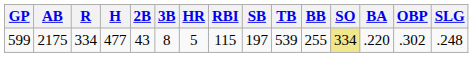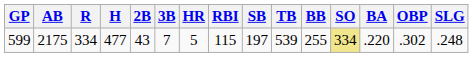(167, 40) 8 -> (167, 40) 7
